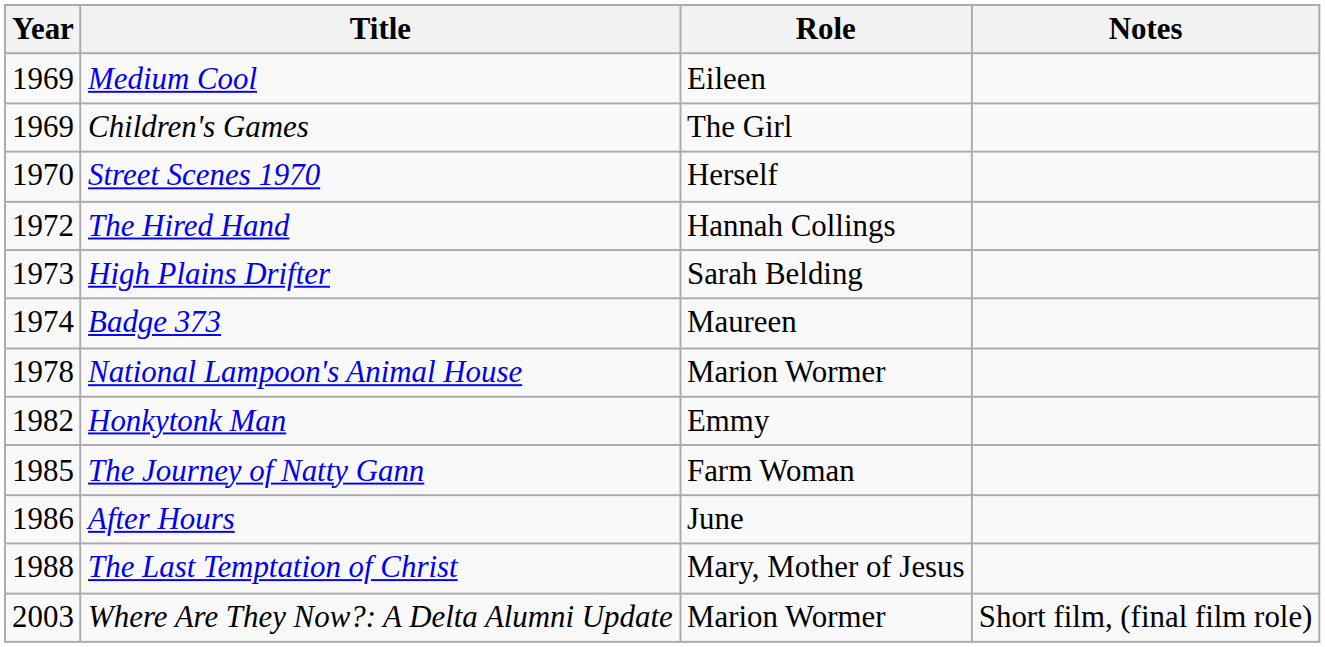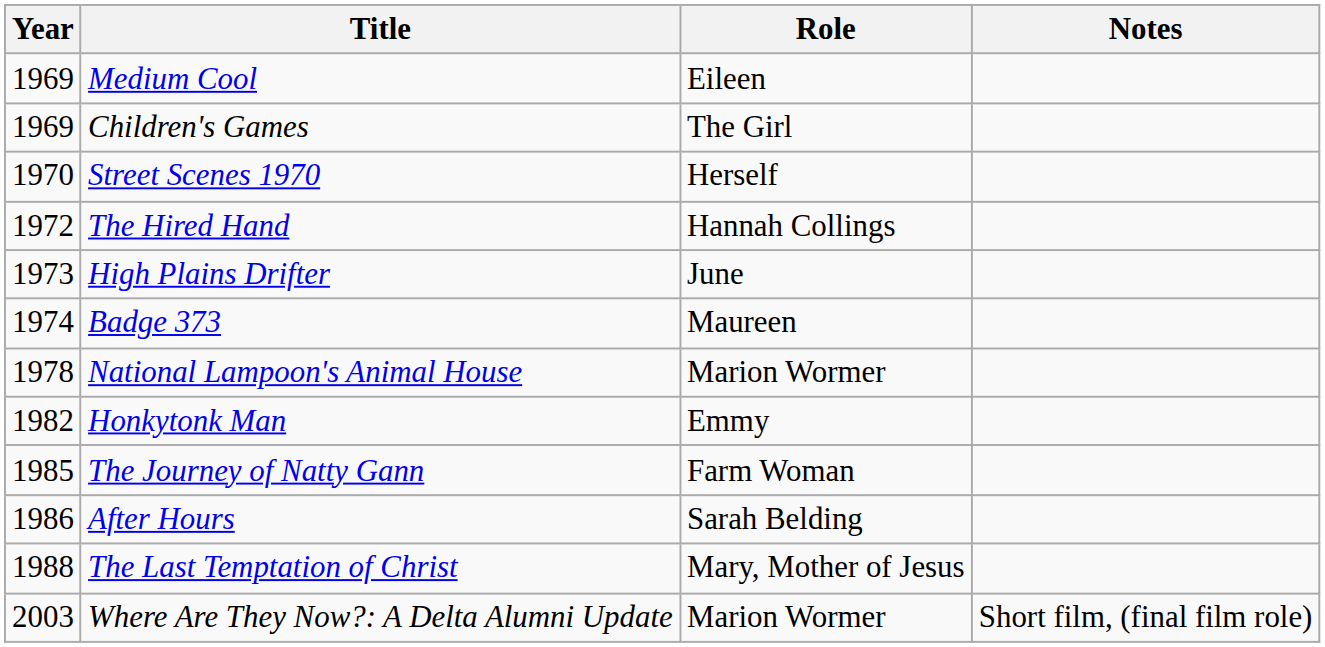(775, 273) Sarah Belding -> (715, 273) June
(715, 518) June -> (775, 518) Sarah Belding
